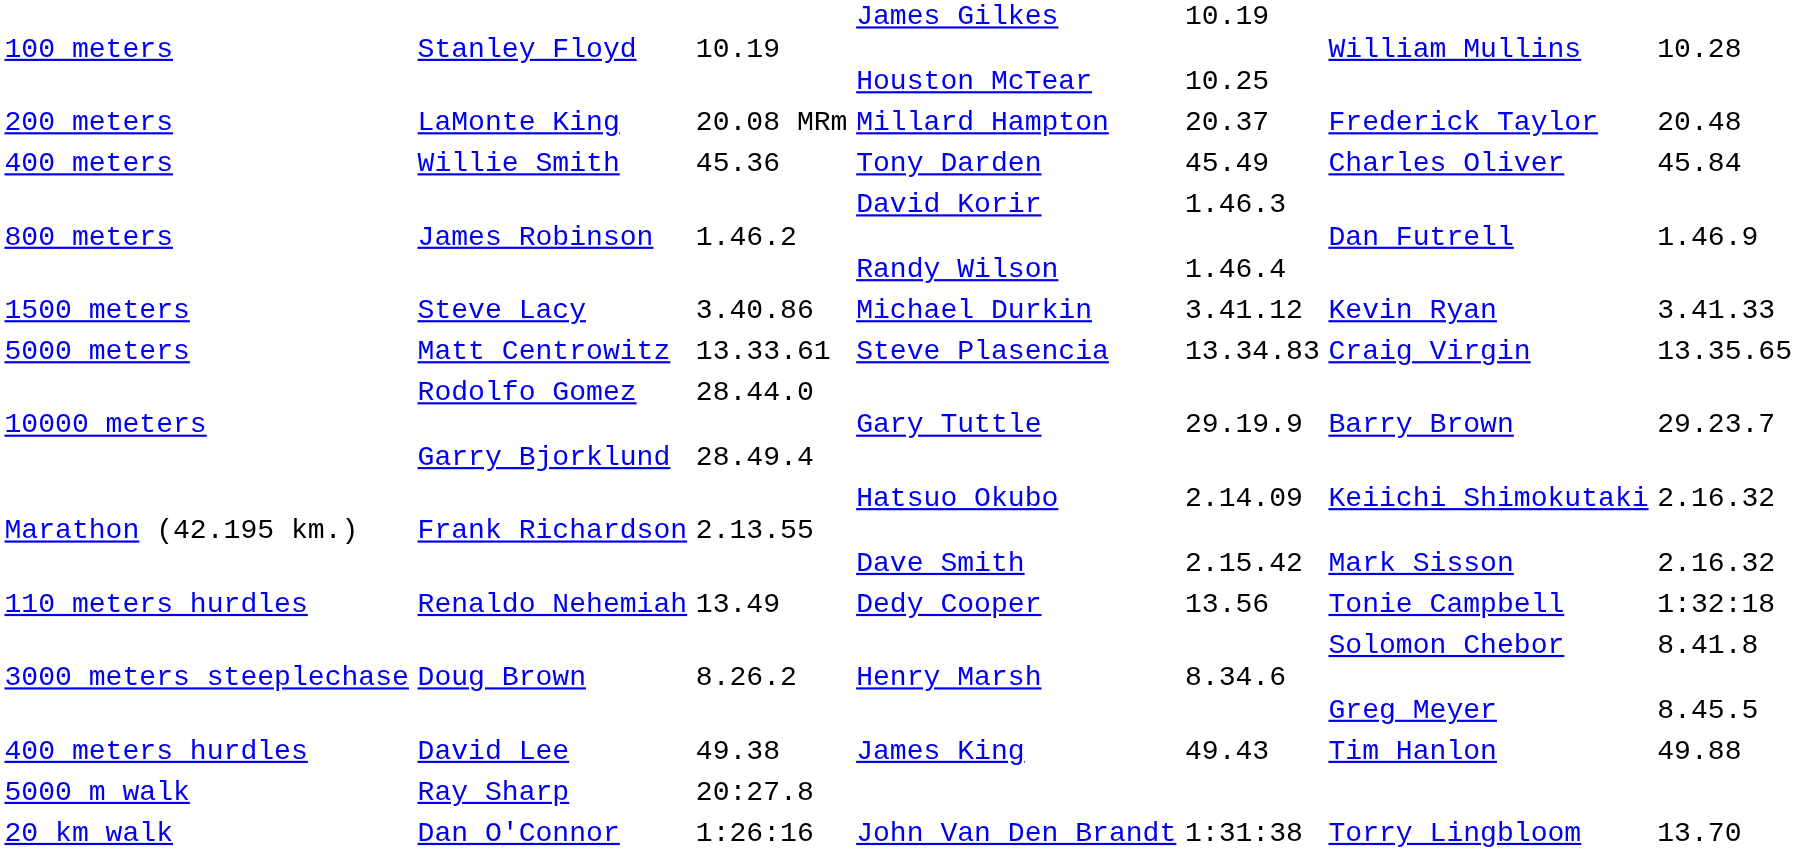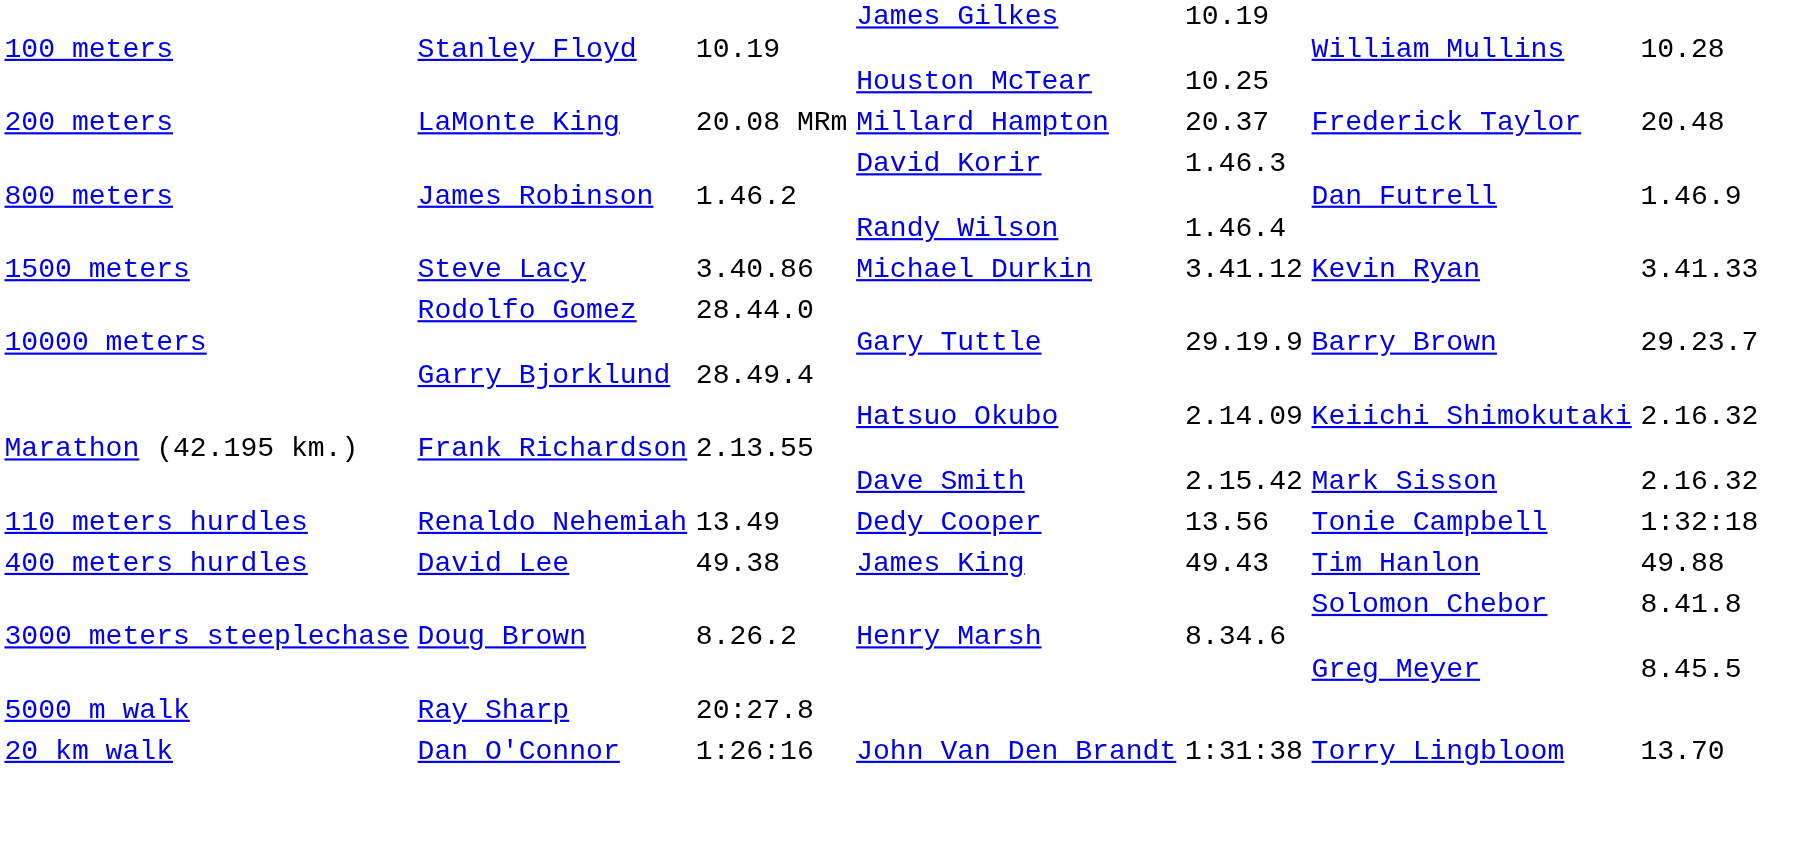- row: (89, 164)
- row: (97, 351)
rows swapped: (156, 751) <-> (207, 678)
